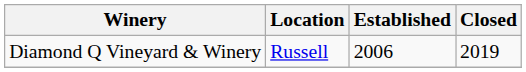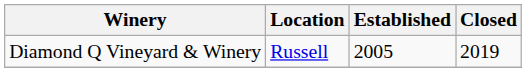(373, 51) 2006 -> (373, 51) 2005
